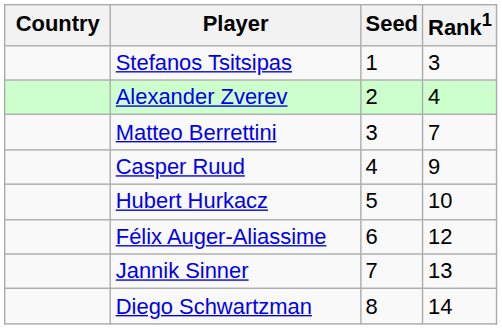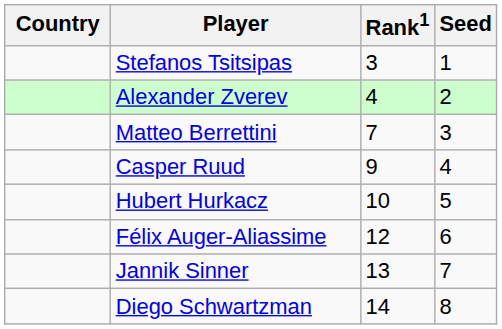columns swapped: (460, 24) <-> (392, 24)
